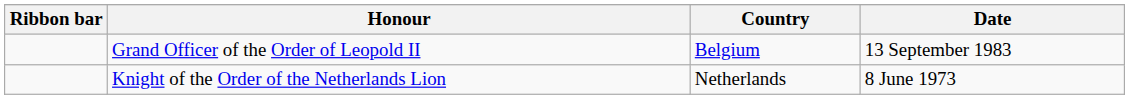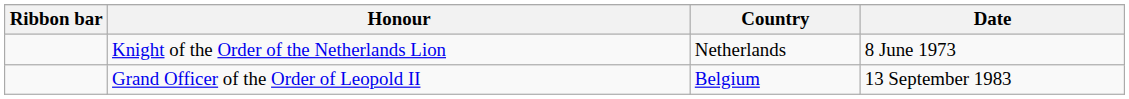rows swapped: (279, 79) <-> (266, 49)
